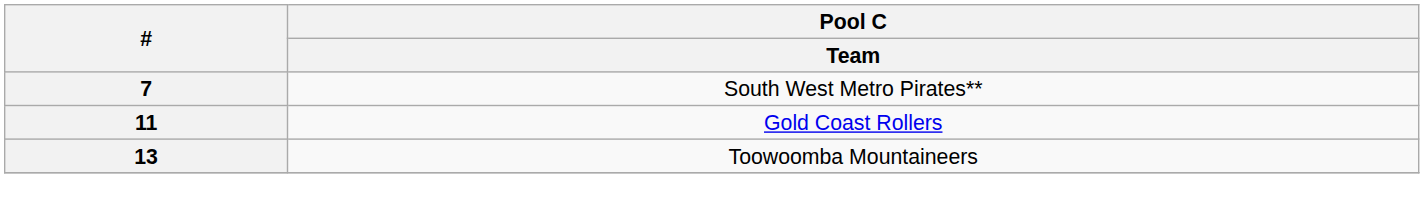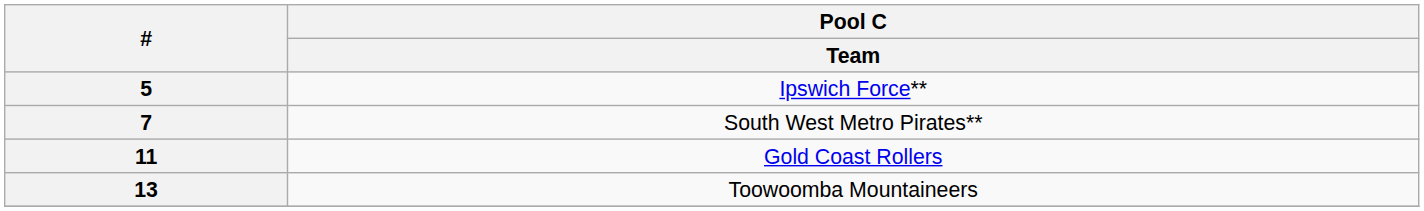+ row: (146, 89)
